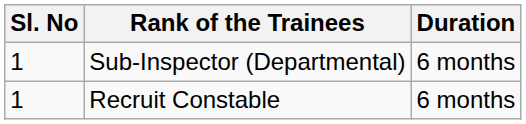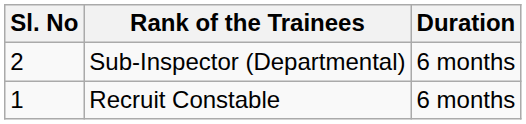(17, 61) 1 -> (17, 61) 2
